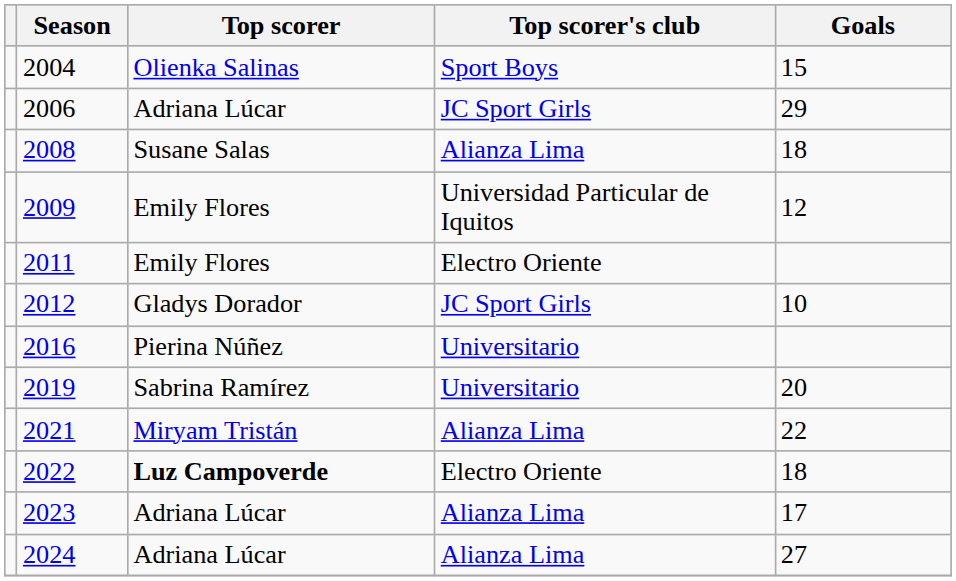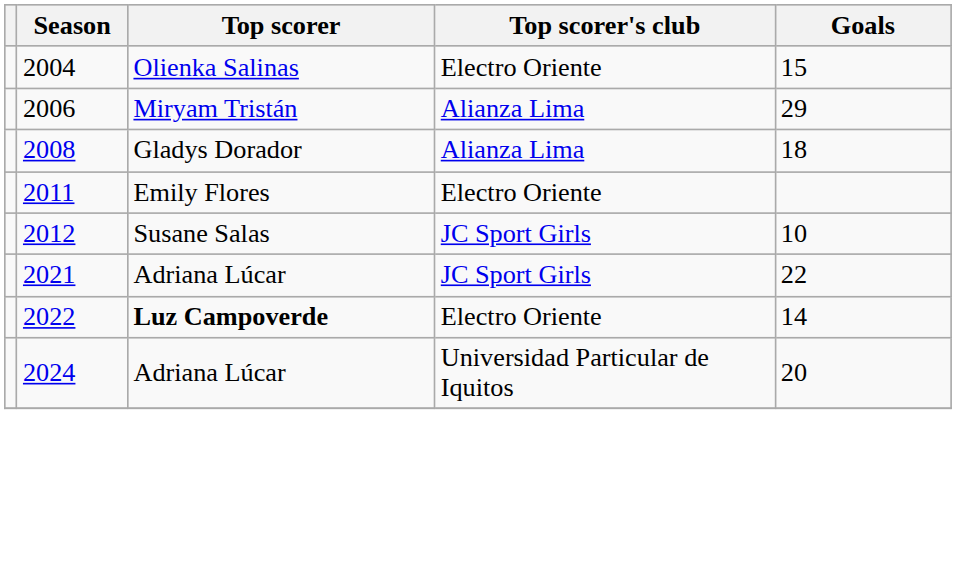(499, 66) Sport Boys -> (521, 66) Electro Oriente
(210, 108) Adriana Lúcar -> (215, 108) Miryam Tristán
(516, 108) JC Sport Girls -> (513, 108) Alianza Lima
(202, 150) Susane Salas -> (218, 150) Gladys Dorador
- row: (49, 206)
(218, 304) Gladys Dorador -> (202, 233) Susane Salas
- row: (49, 346)
- row: (49, 387)
(215, 429) Miryam Tristán -> (210, 274) Adriana Lúcar
(513, 429) Alianza Lima -> (516, 274) JC Sport Girls
(794, 470) 18 -> (794, 316) 14
- row: (49, 512)
(513, 554) Alianza Lima -> (575, 372) Universidad Particular de Iquitos
(794, 554) 27 -> (794, 372) 20
